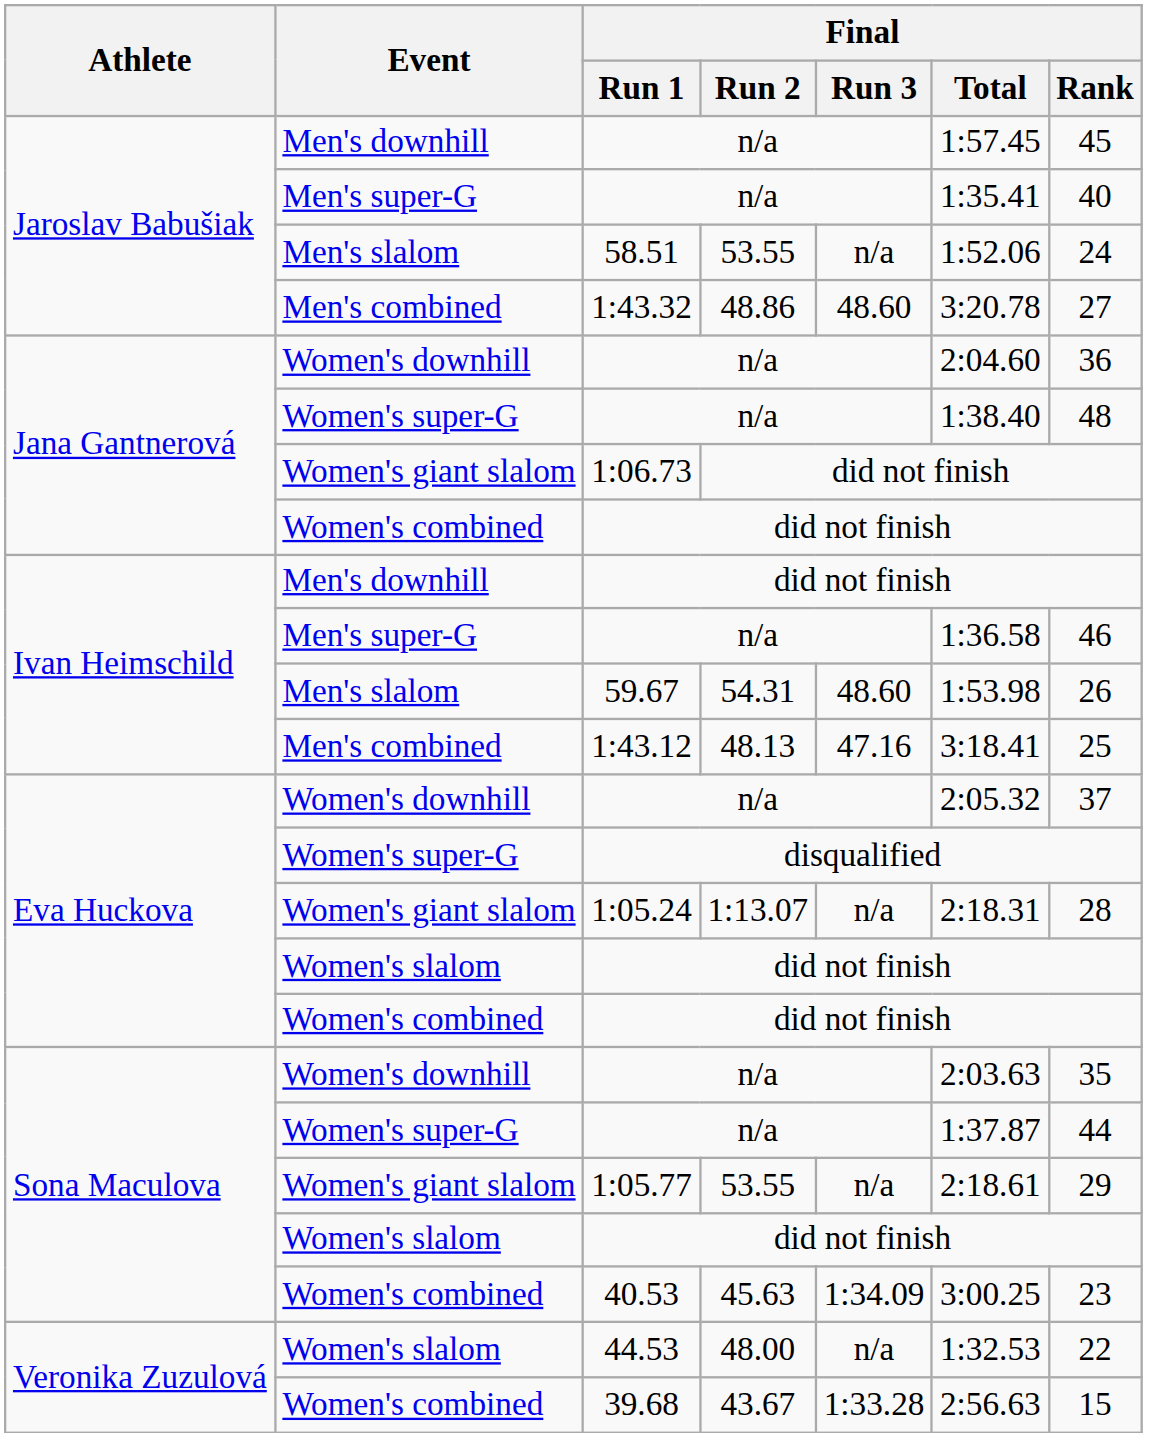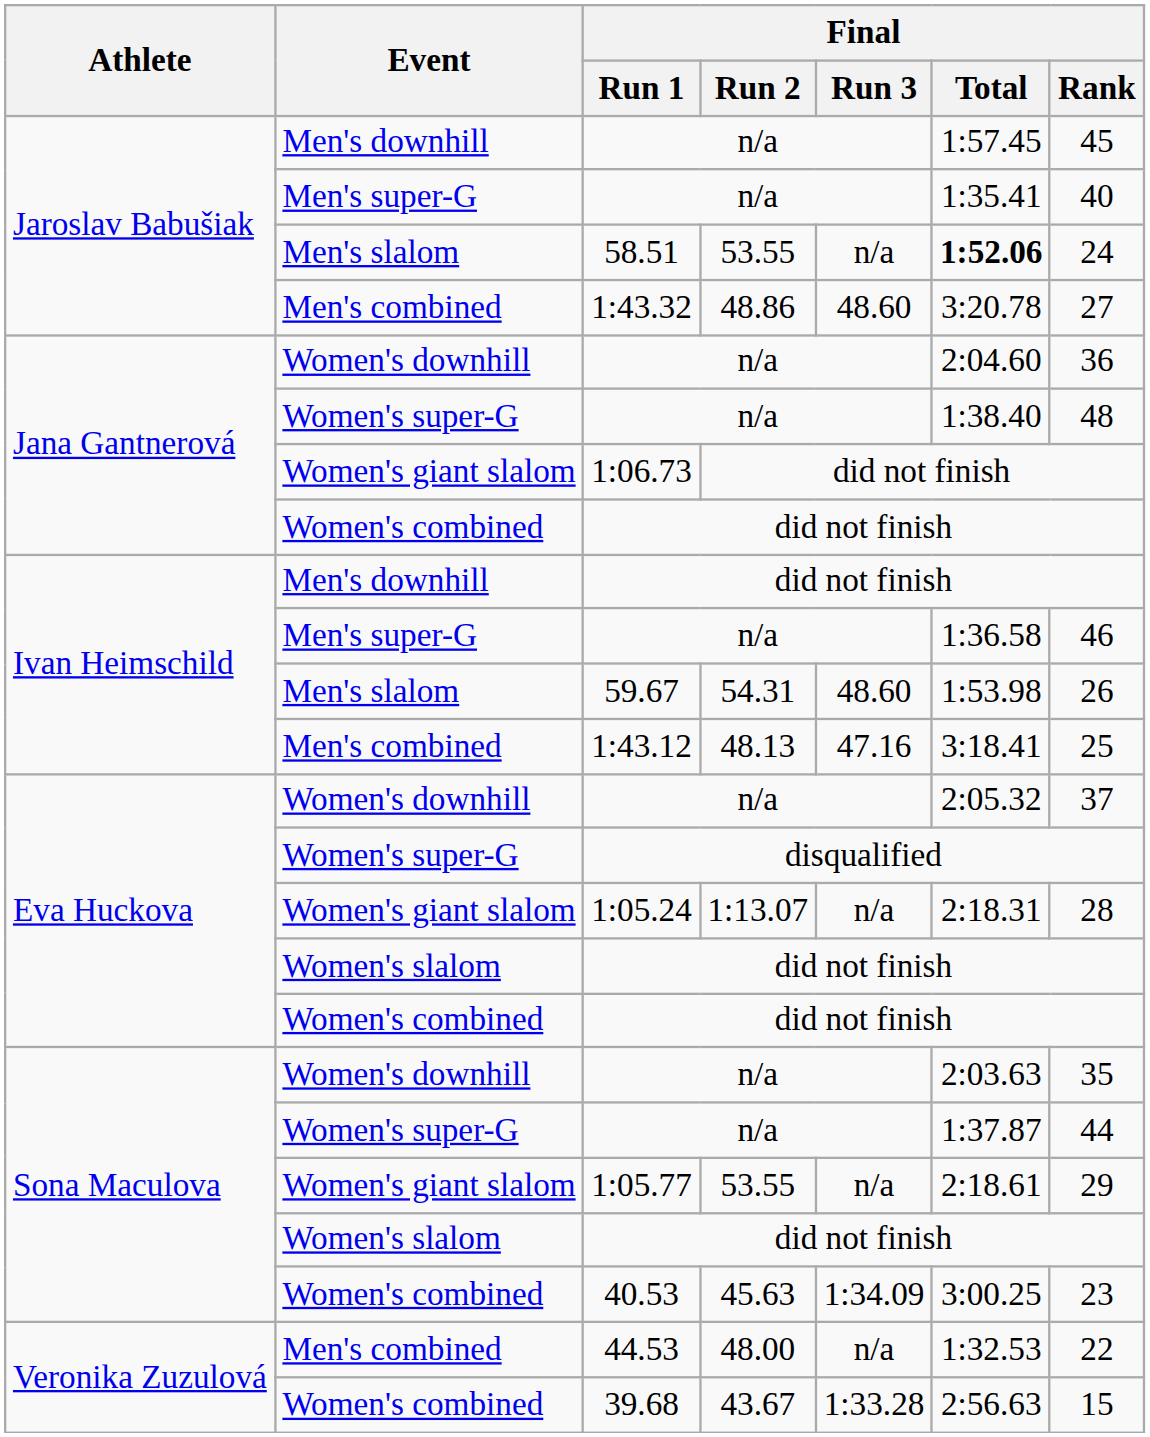(990, 251) normal -> (991, 251) bold
(392, 1349) Women's slalom -> (392, 1349) Men's combined
